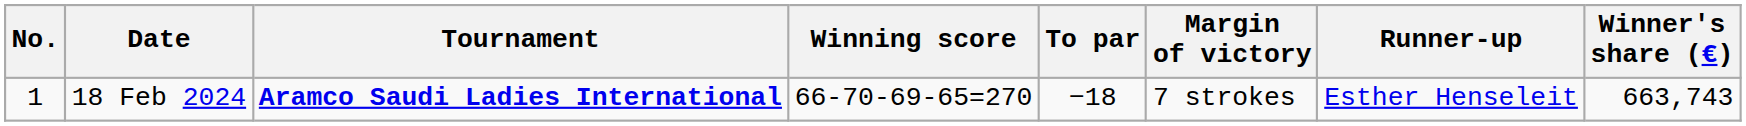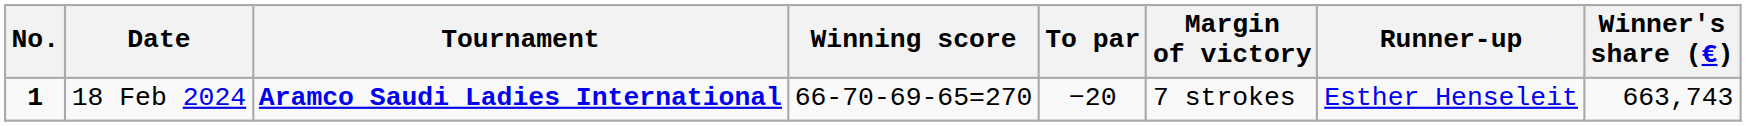(35, 99) normal -> (35, 99) bold
(1093, 99) −18 -> (1093, 99) −20
